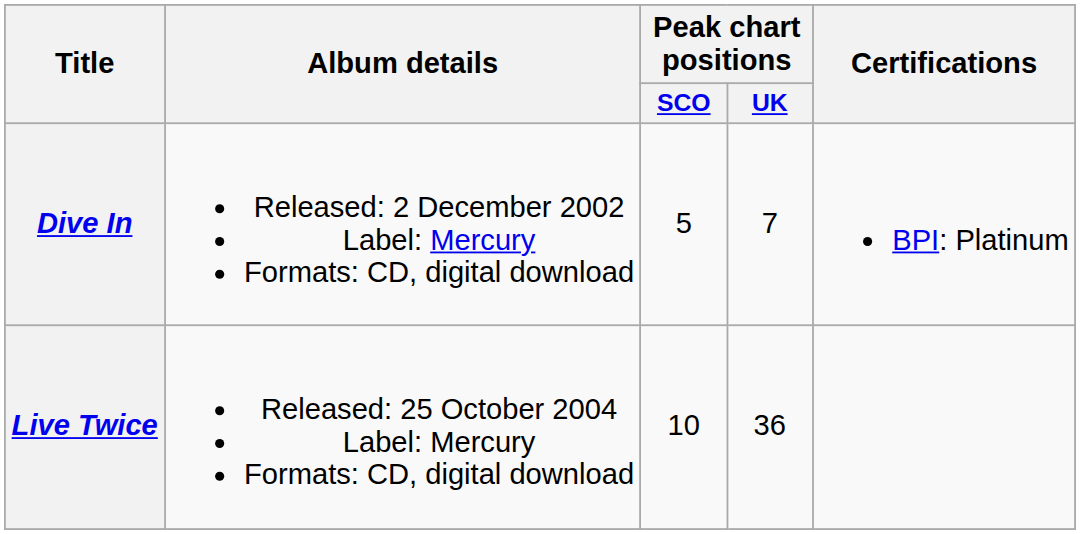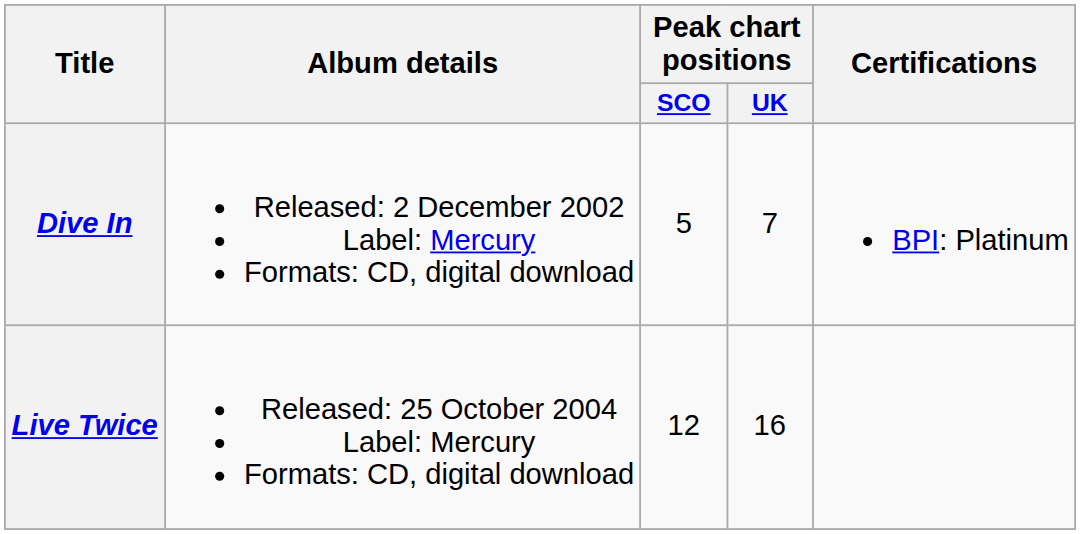(684, 426) 10 -> (684, 426) 12
(770, 426) 36 -> (770, 426) 16
